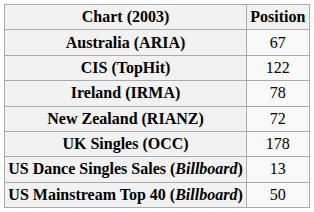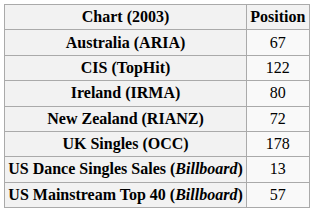(278, 93) 78 -> (278, 93) 80
(278, 194) 50 -> (278, 194) 57
